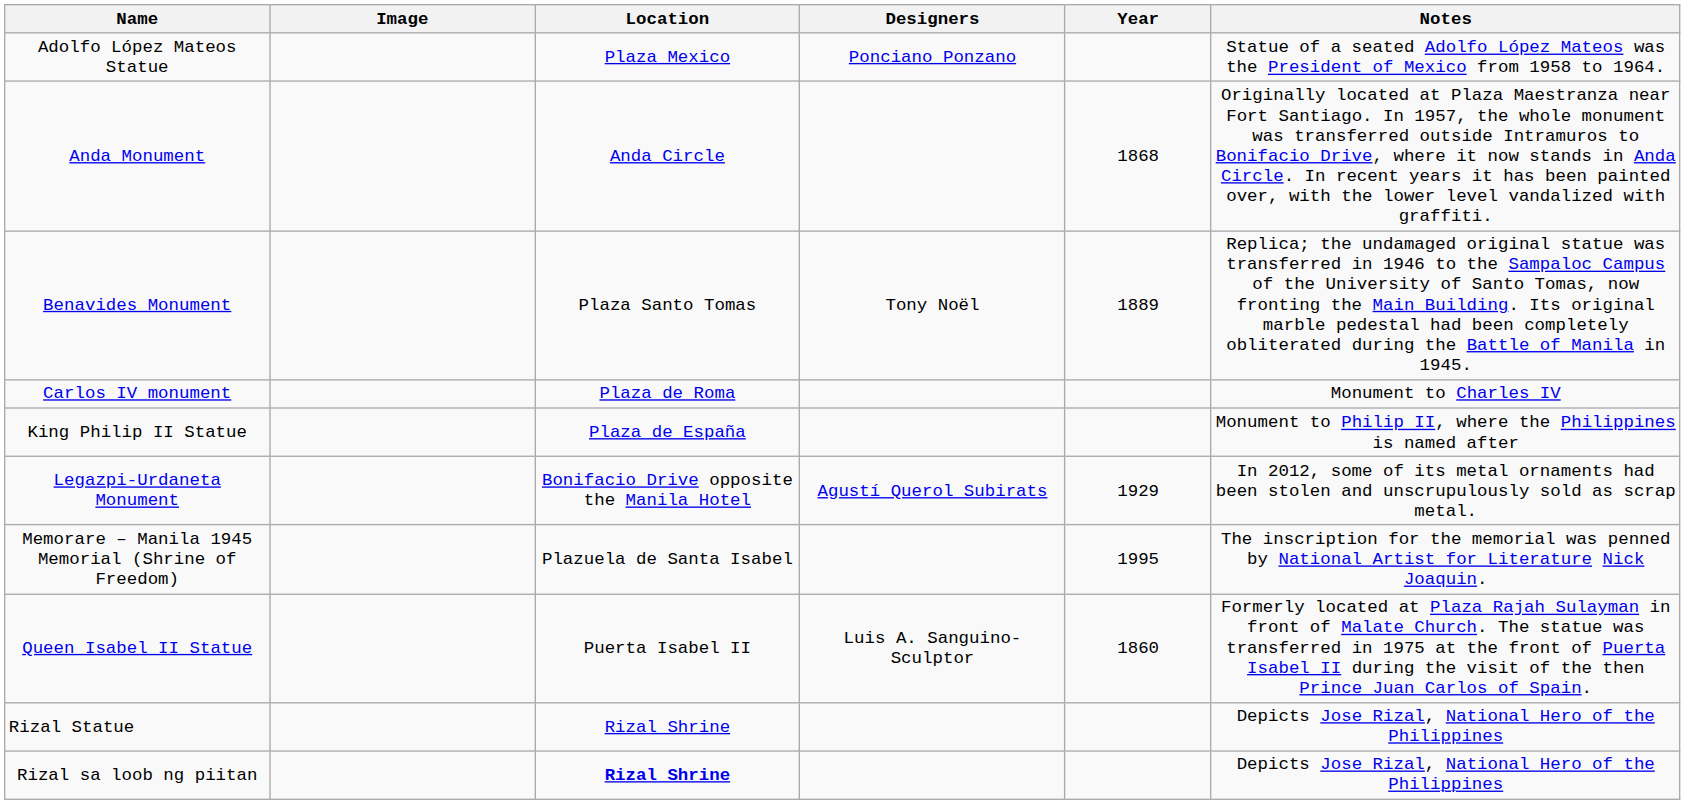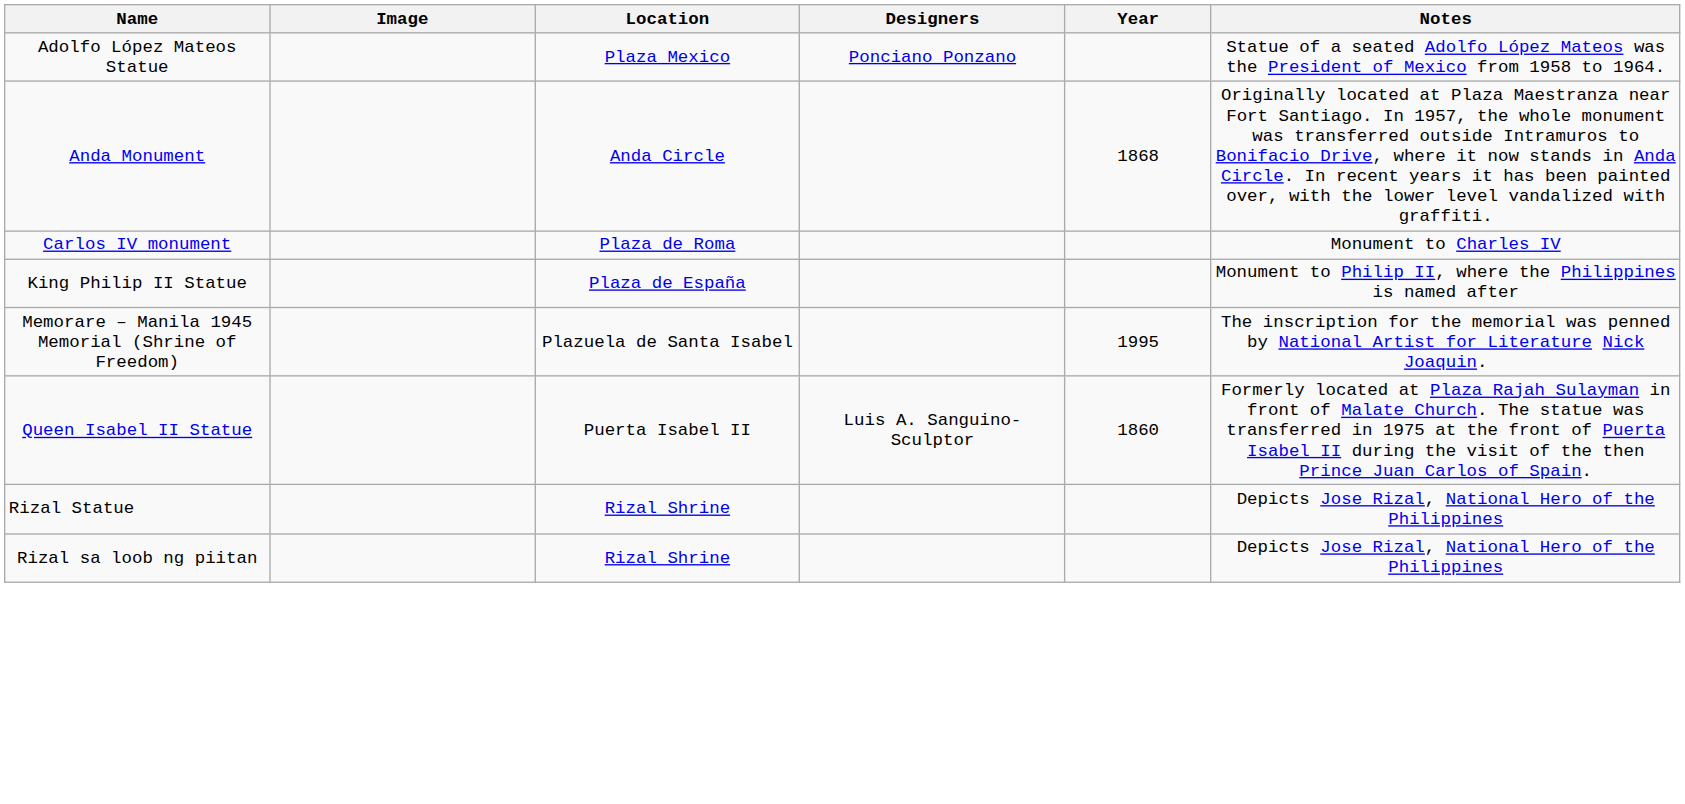- row: (137, 305)
- row: (137, 491)
(667, 775) bold -> (667, 558) normal
